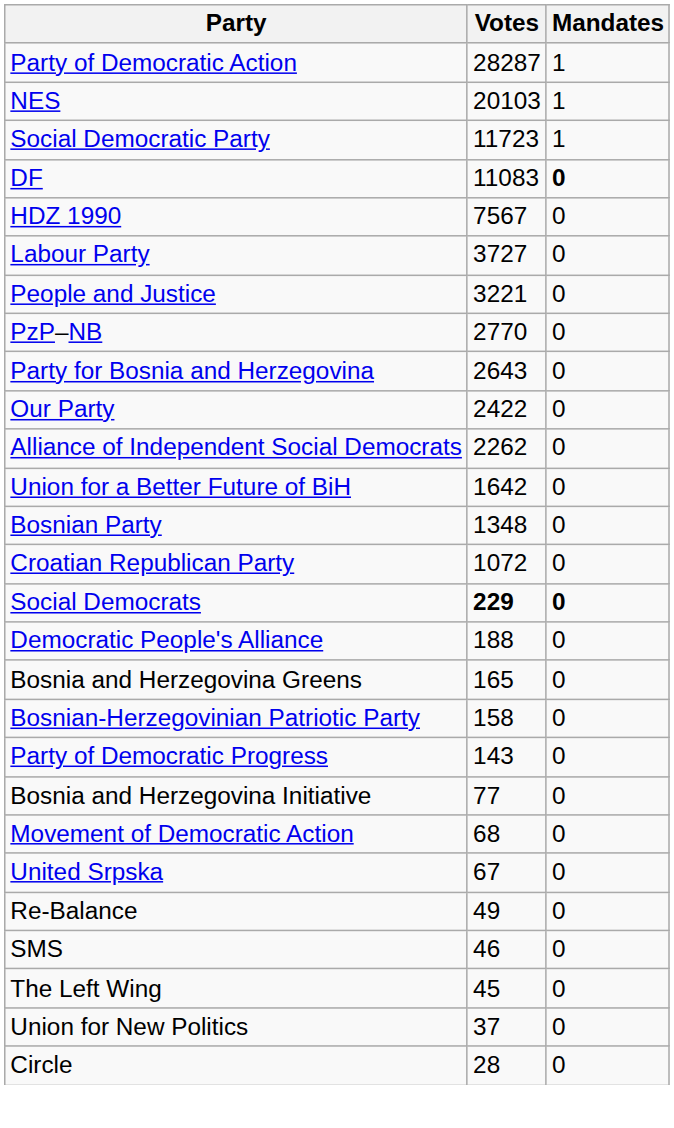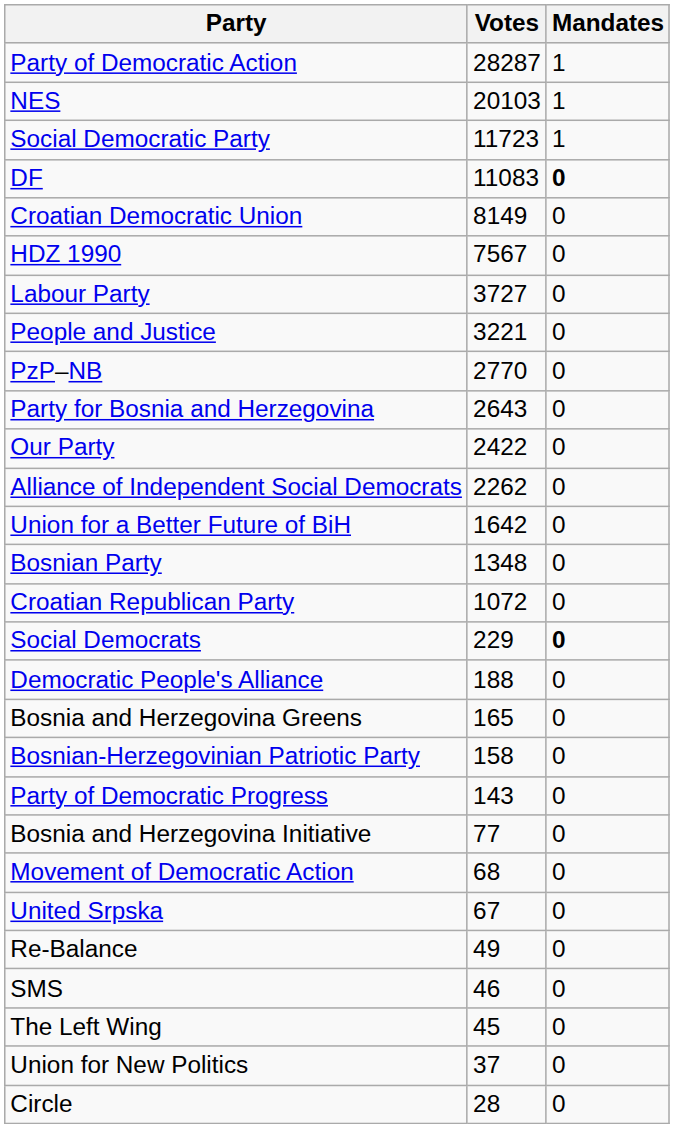+ row: (156, 216)
(493, 602) bold -> (493, 640) normal
